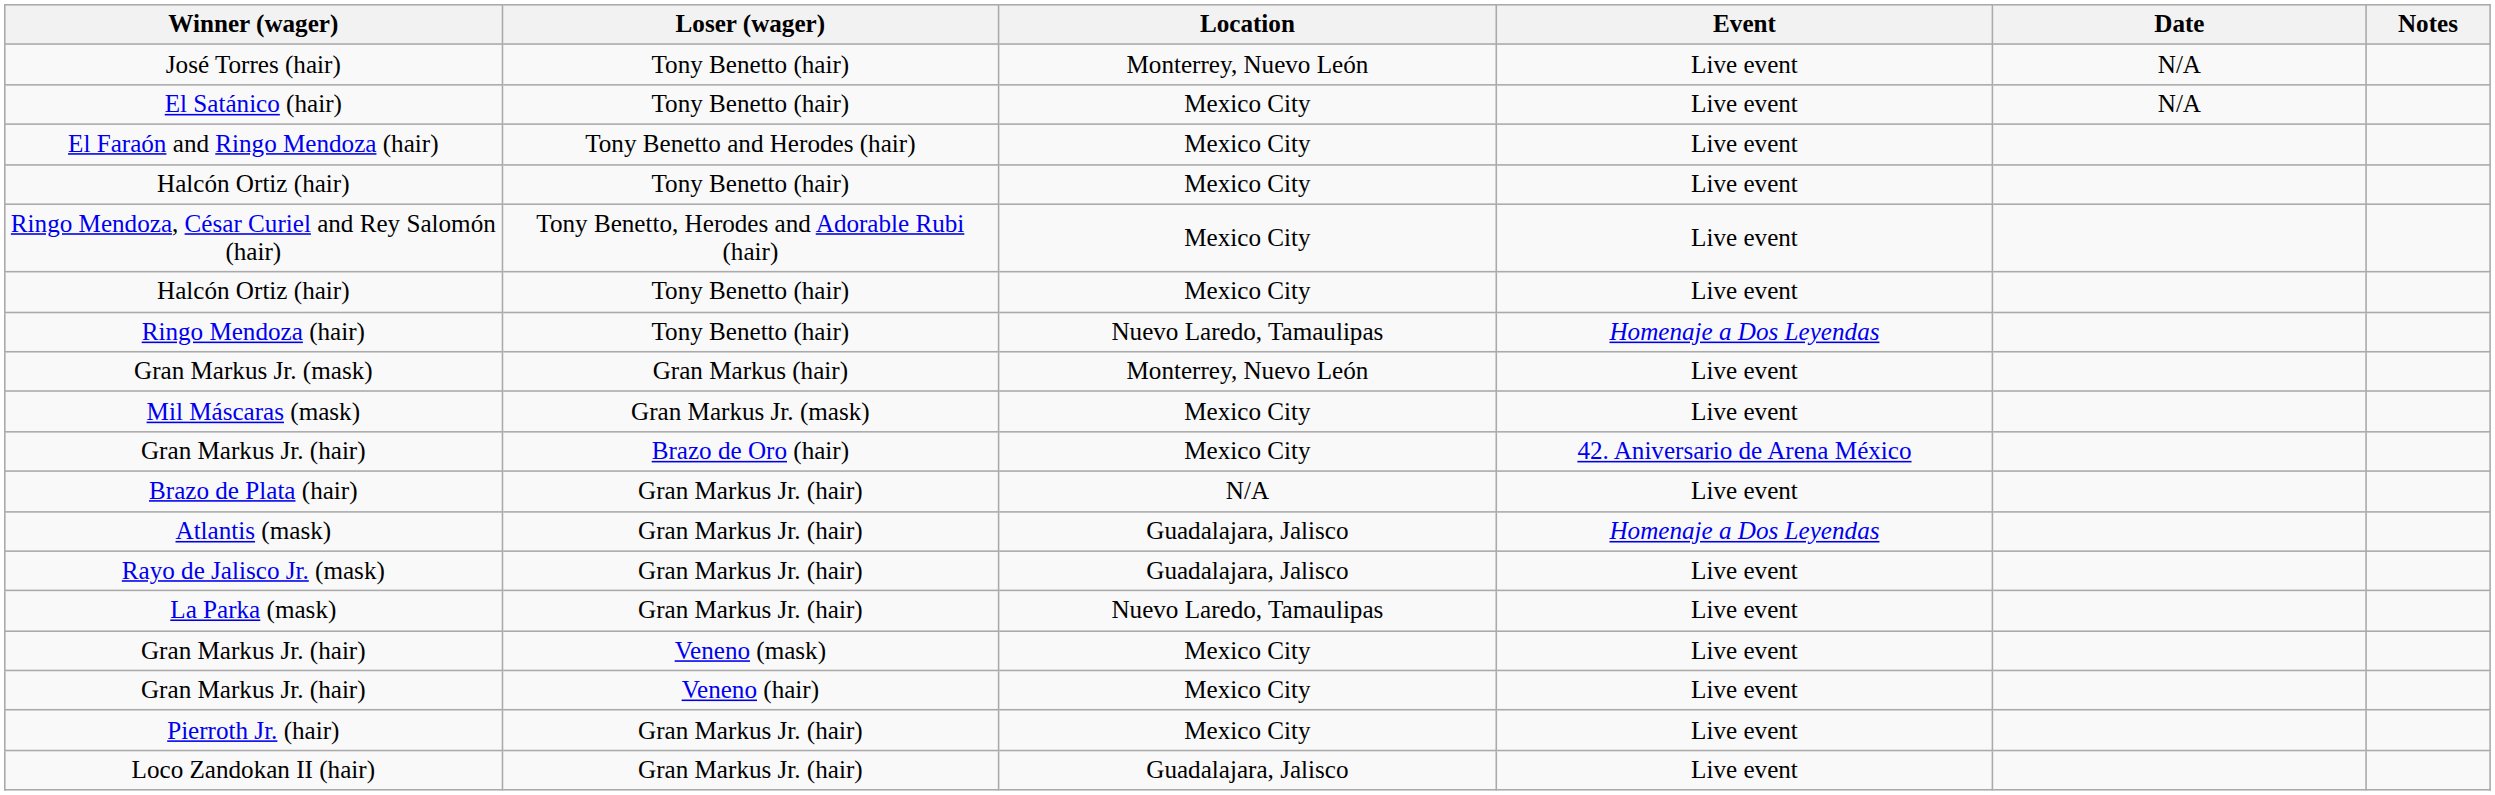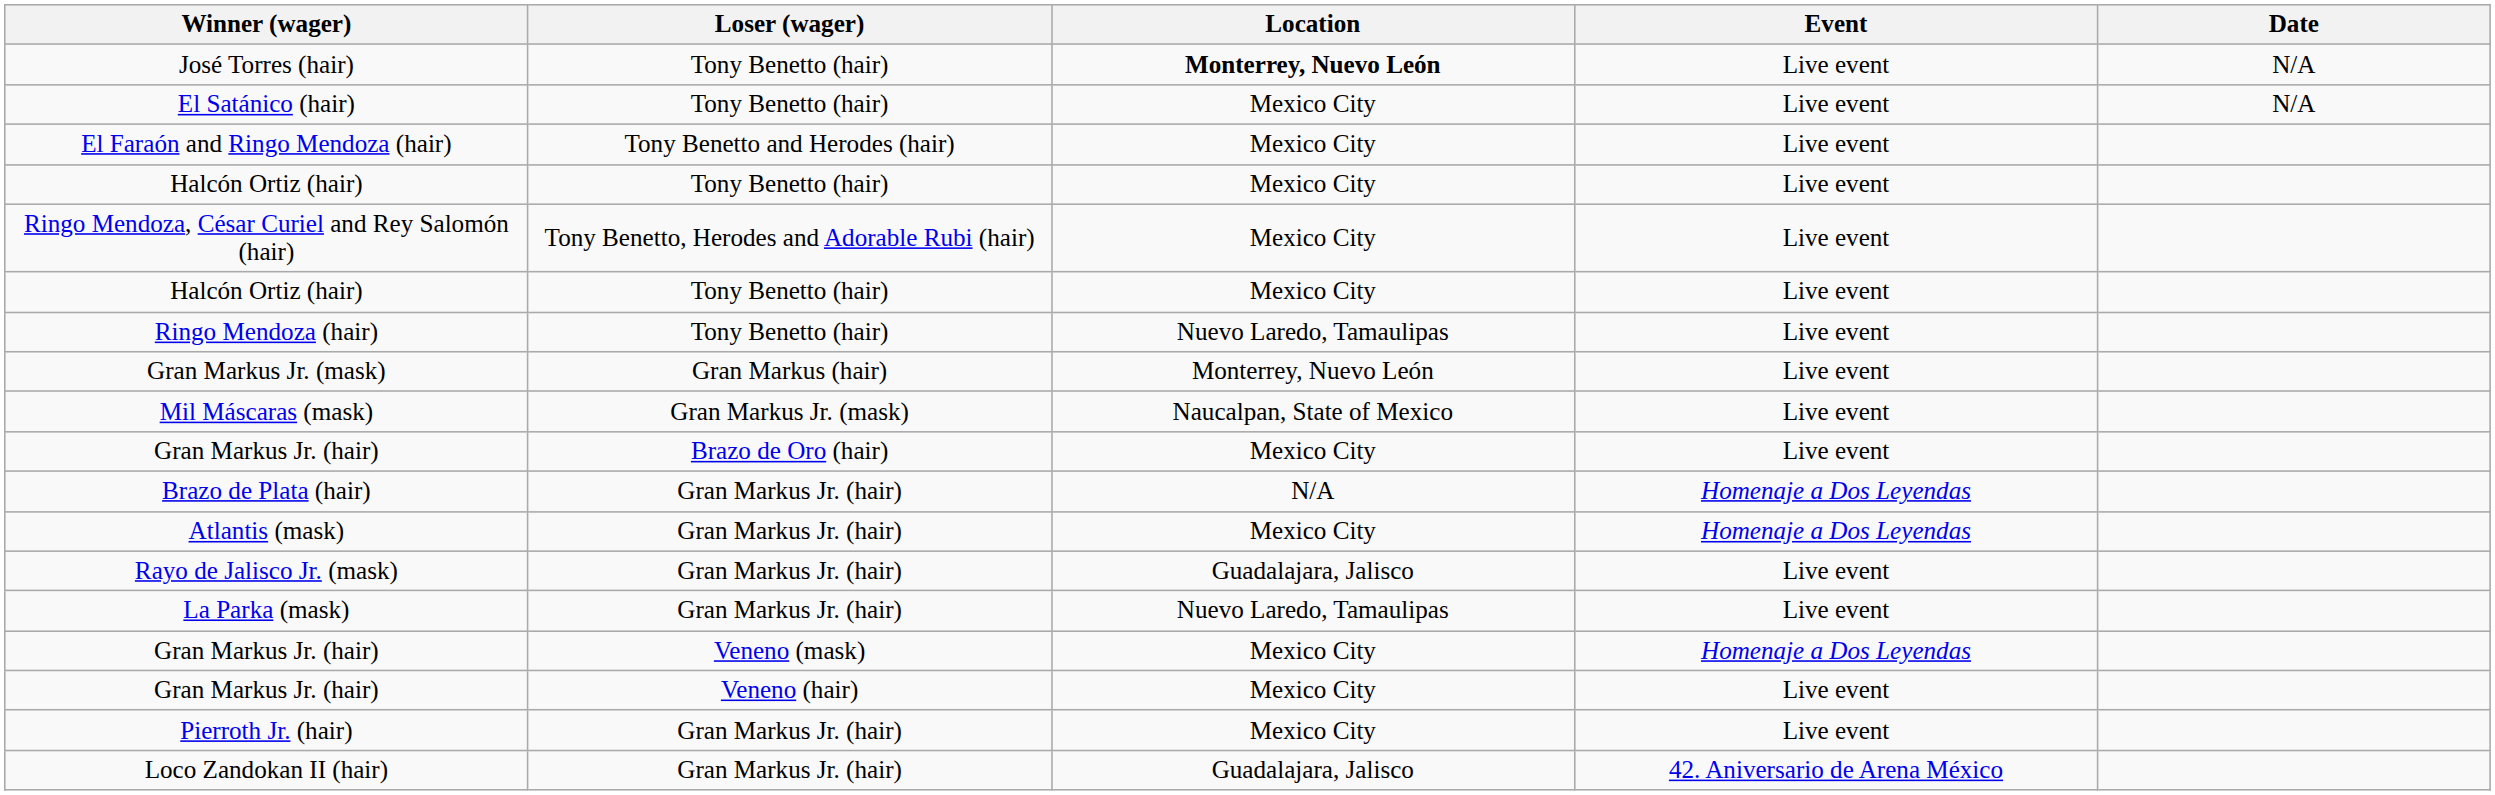- column: (2428, 24)
(1247, 64) normal -> (1313, 64) bold
(1744, 331) Homenaje a Dos Leyendas -> (1836, 331) Live event
(1247, 411) Mexico City -> (1313, 411) Naucalpan, State of Mexico
(1744, 451) 42. Aniversario de Arena México -> (1836, 451) Live event
(1744, 490) Live event -> (1836, 490) Homenaje a Dos Leyendas
(1247, 530) Guadalajara, Jalisco -> (1313, 530) Mexico City
(1744, 650) Live event -> (1836, 650) Homenaje a Dos Leyendas
(1744, 769) Live event -> (1836, 769) 42. Aniversario de Arena México
